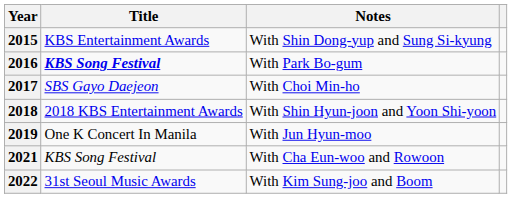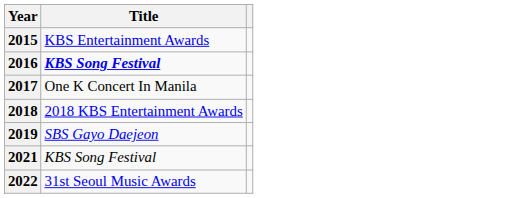- column: (373, 16)
(102, 87) SBS Gayo Daejeon -> (121, 87) One K Concert In Manila
(121, 134) One K Concert In Manila -> (102, 134) SBS Gayo Daejeon
